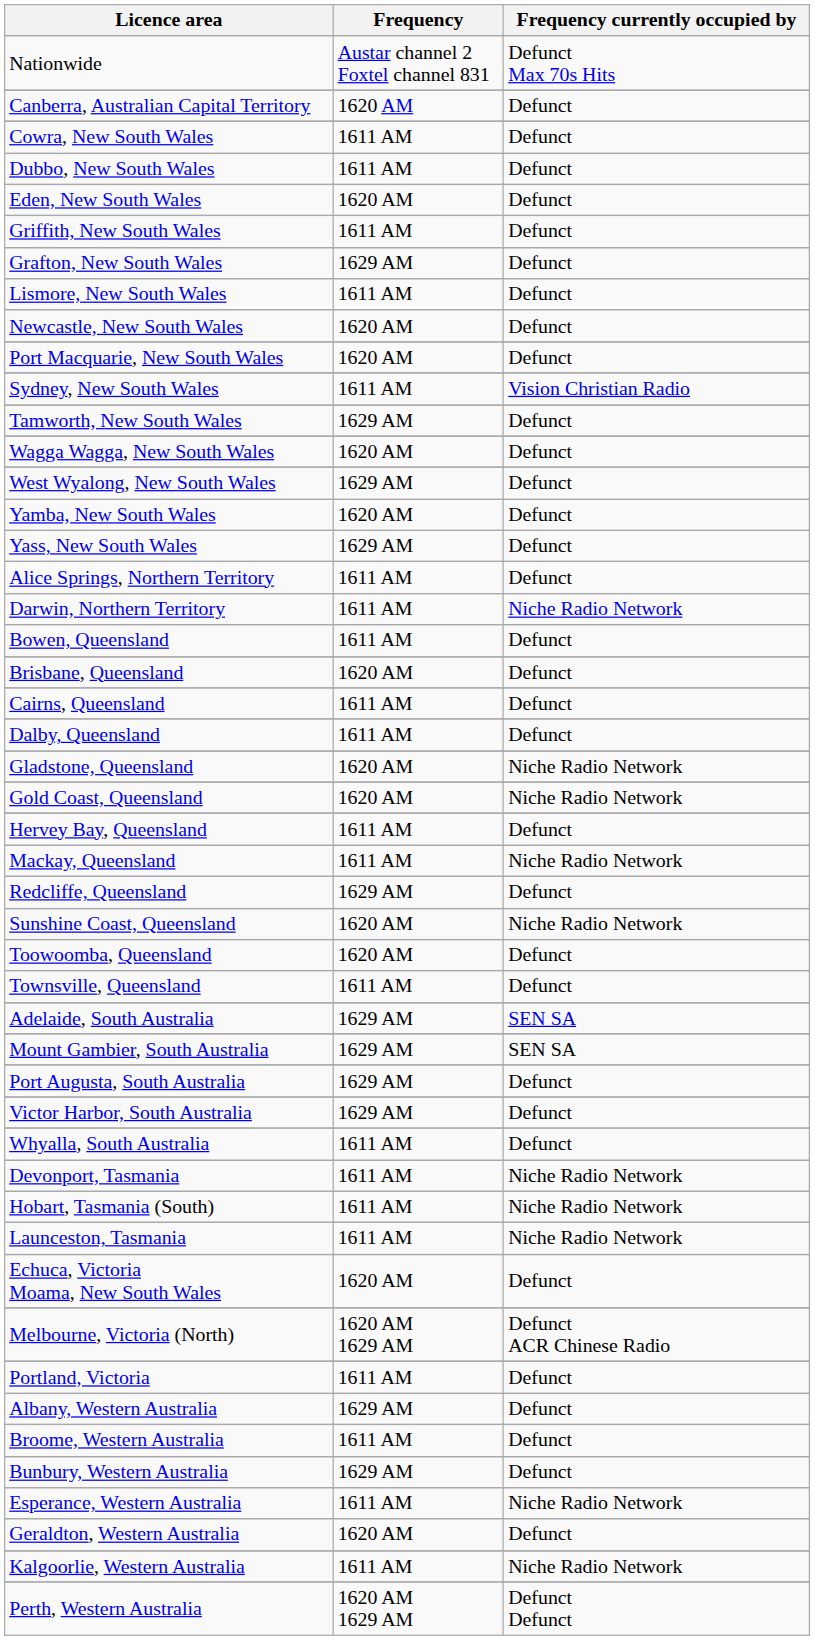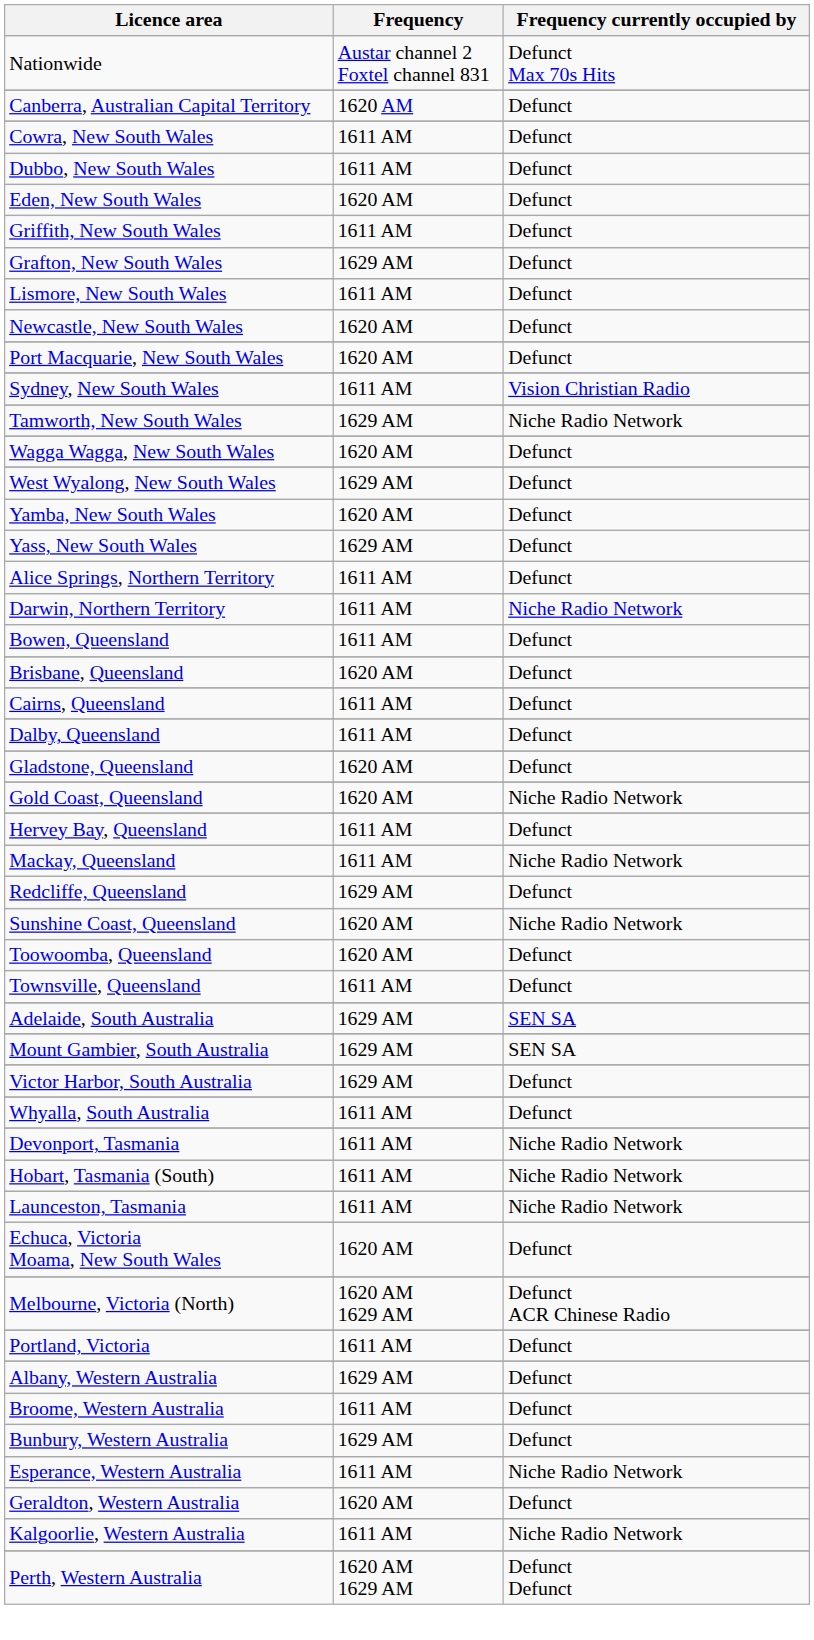(540, 420) Defunct -> (595, 420) Niche Radio Network
(595, 766) Niche Radio Network -> (540, 766) Defunct
- row: (127, 1080)
